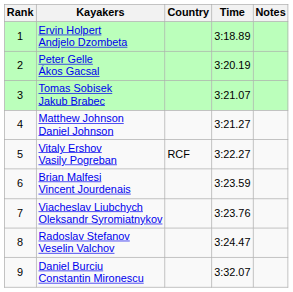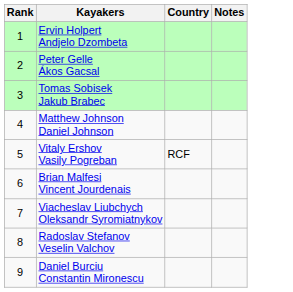- column: (232, 13)
